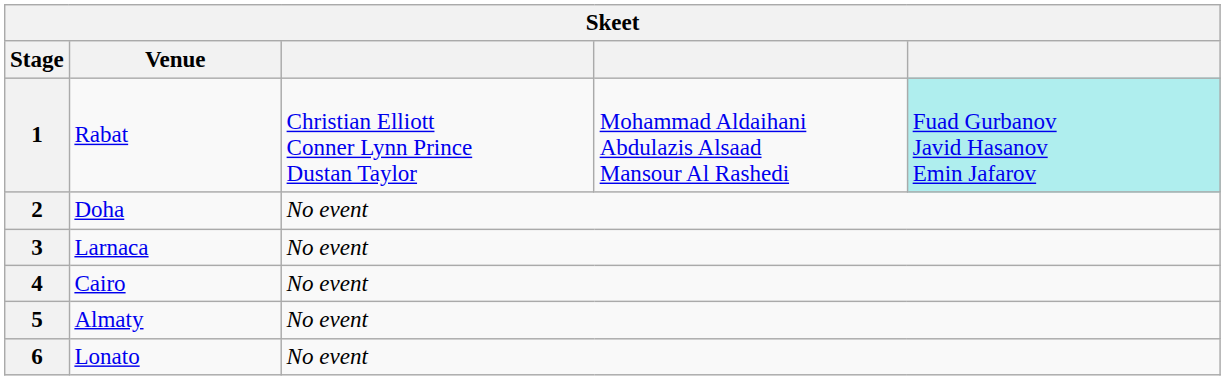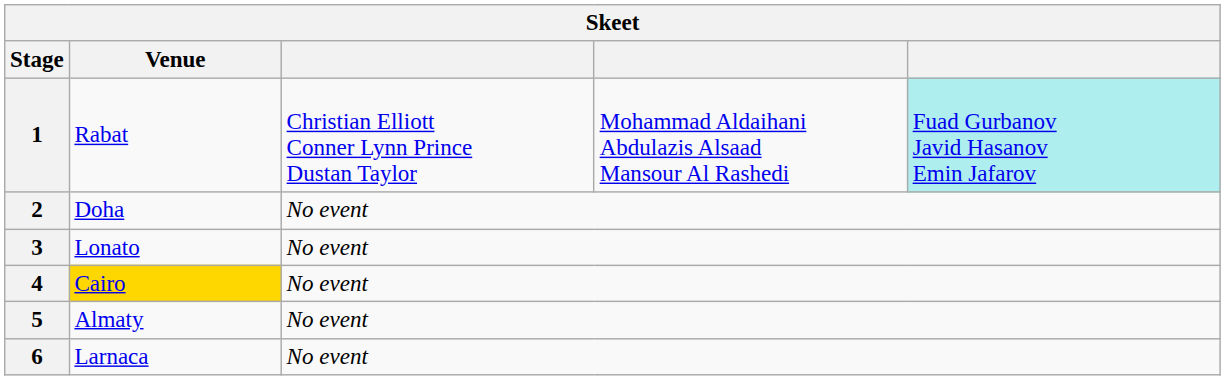(111, 246) Larnaca -> (107, 246) Lonato
(100, 283) no background -> (100, 283) gold background
(107, 356) Lonato -> (111, 356) Larnaca
